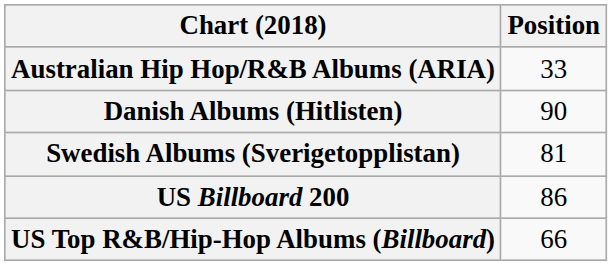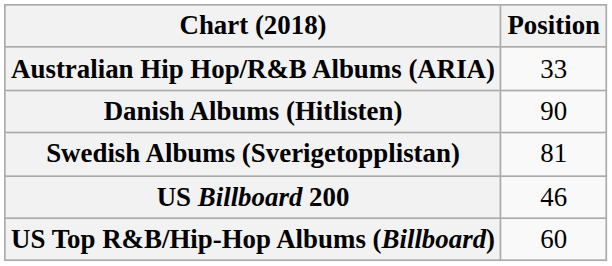(554, 196) 86 -> (554, 196) 46
(554, 238) 66 -> (554, 238) 60
